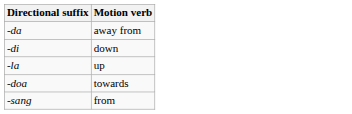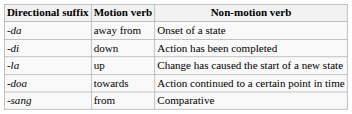+ column: (251, 13)
